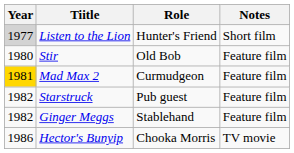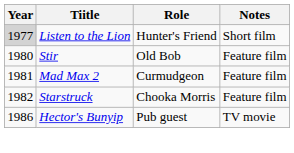(20, 76) gold background -> (20, 76) no background
(162, 96) Pub guest -> (176, 96) Chooka Morris
- row: (77, 117)
(176, 138) Chooka Morris -> (162, 117) Pub guest
